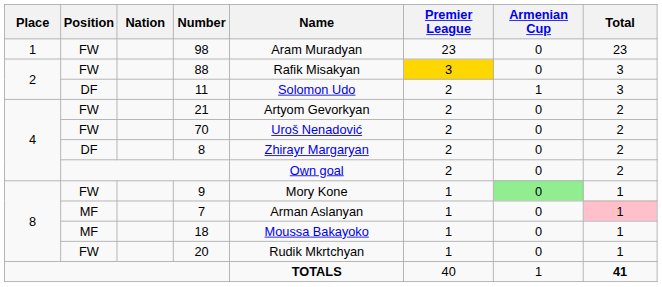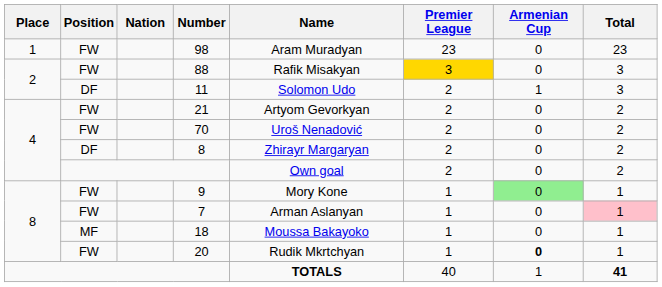(89, 211) MF -> (89, 211) FW
(539, 251) normal -> (539, 251) bold
